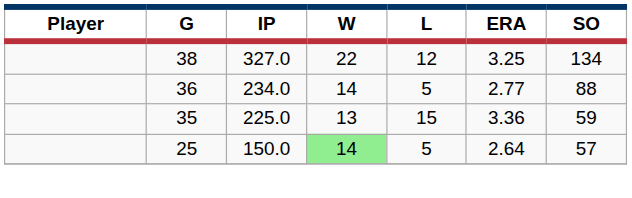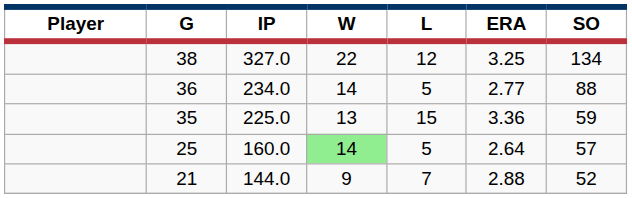(267, 148) 150.0 -> (267, 148) 160.0
+ row: (187, 178)
